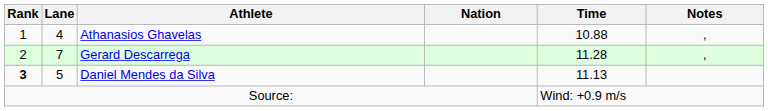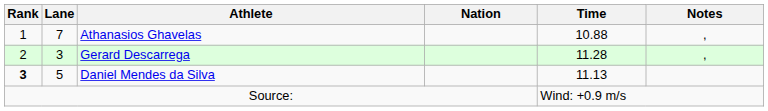(59, 34) 4 -> (59, 34) 7
(59, 55) 7 -> (59, 55) 3
